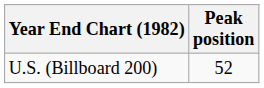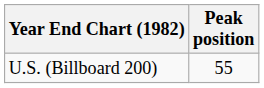(224, 67) 52 -> (224, 67) 55
